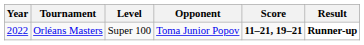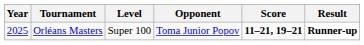(18, 31) 2022 -> (18, 31) 2025
